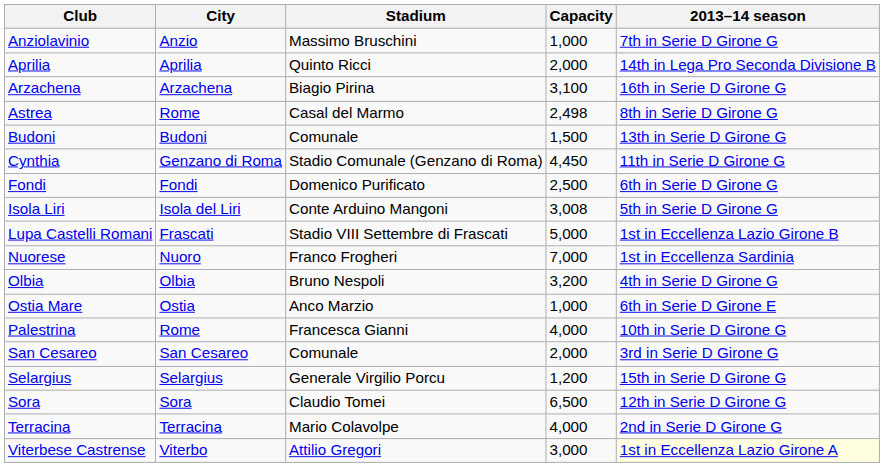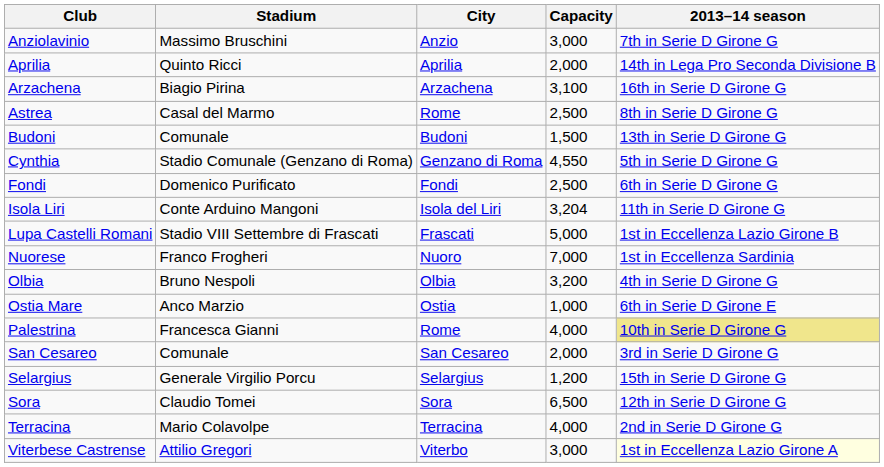columns swapped: (221, 16) <-> (416, 16)
(568, 40) 1,000 -> (568, 40) 3,000
(568, 112) 2,498 -> (568, 112) 2,500
(568, 161) 4,450 -> (568, 161) 4,550
(702, 161) 11th in Serie D Girone G -> (699, 161) 5th in Serie D Girone G
(568, 209) 3,008 -> (568, 209) 3,204
(699, 209) 5th in Serie D Girone G -> (702, 209) 11th in Serie D Girone G
(703, 329) no background -> (703, 329) khaki background
